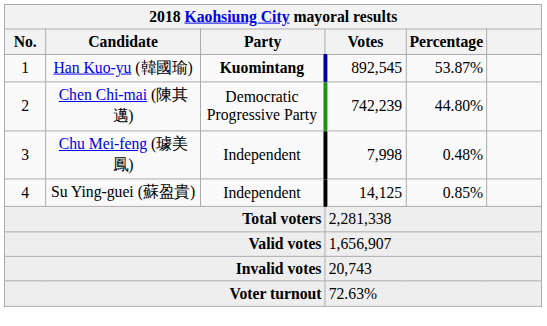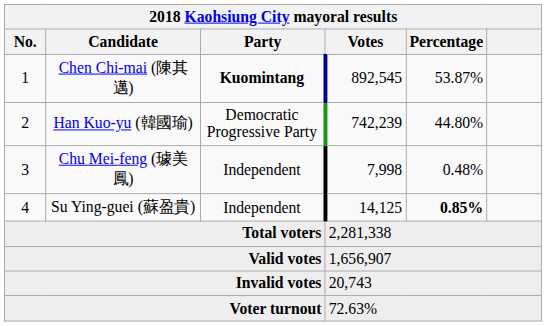(123, 67) Han Kuo-yu (韓國瑜) -> (123, 77) Chen Chi-mai (陳其邁)
(123, 105) Chen Chi-mai (陳其邁) -> (123, 123) Han Kuo-yu (韓國瑜)
(463, 192) normal -> (462, 207) bold
